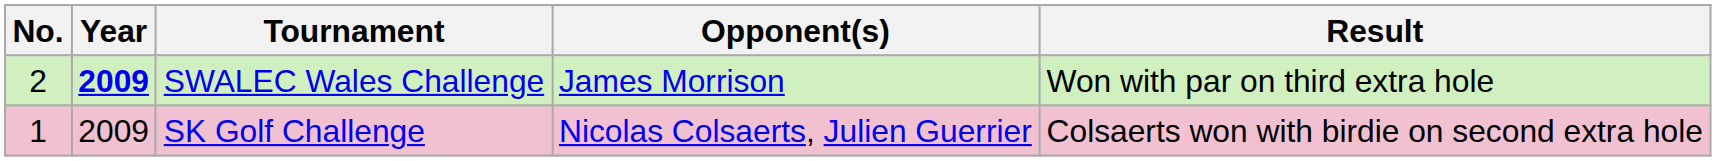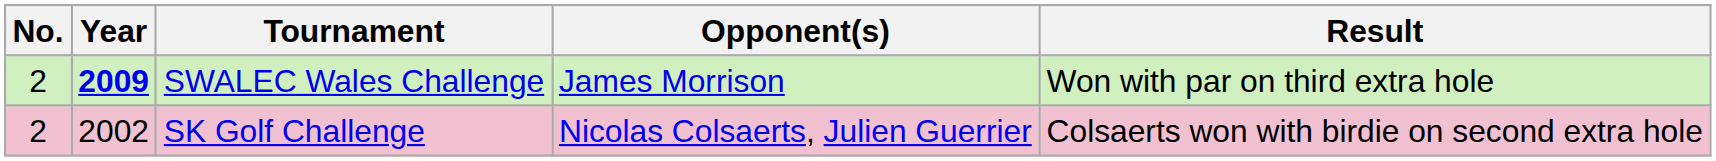(38, 131) 1 -> (38, 131) 2
(114, 131) 2009 -> (114, 131) 2002
